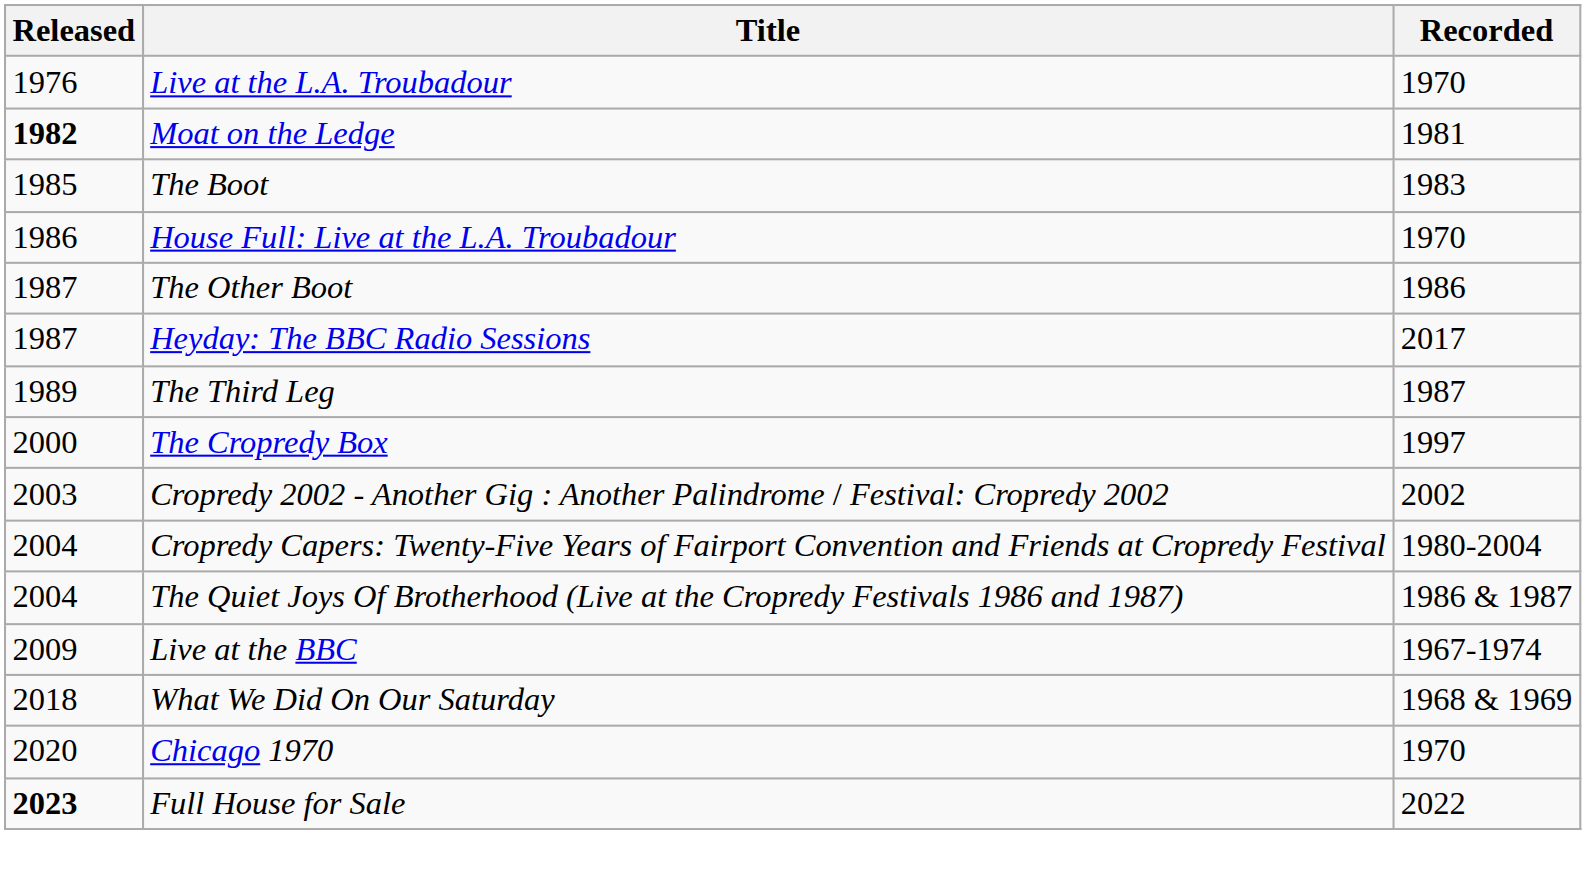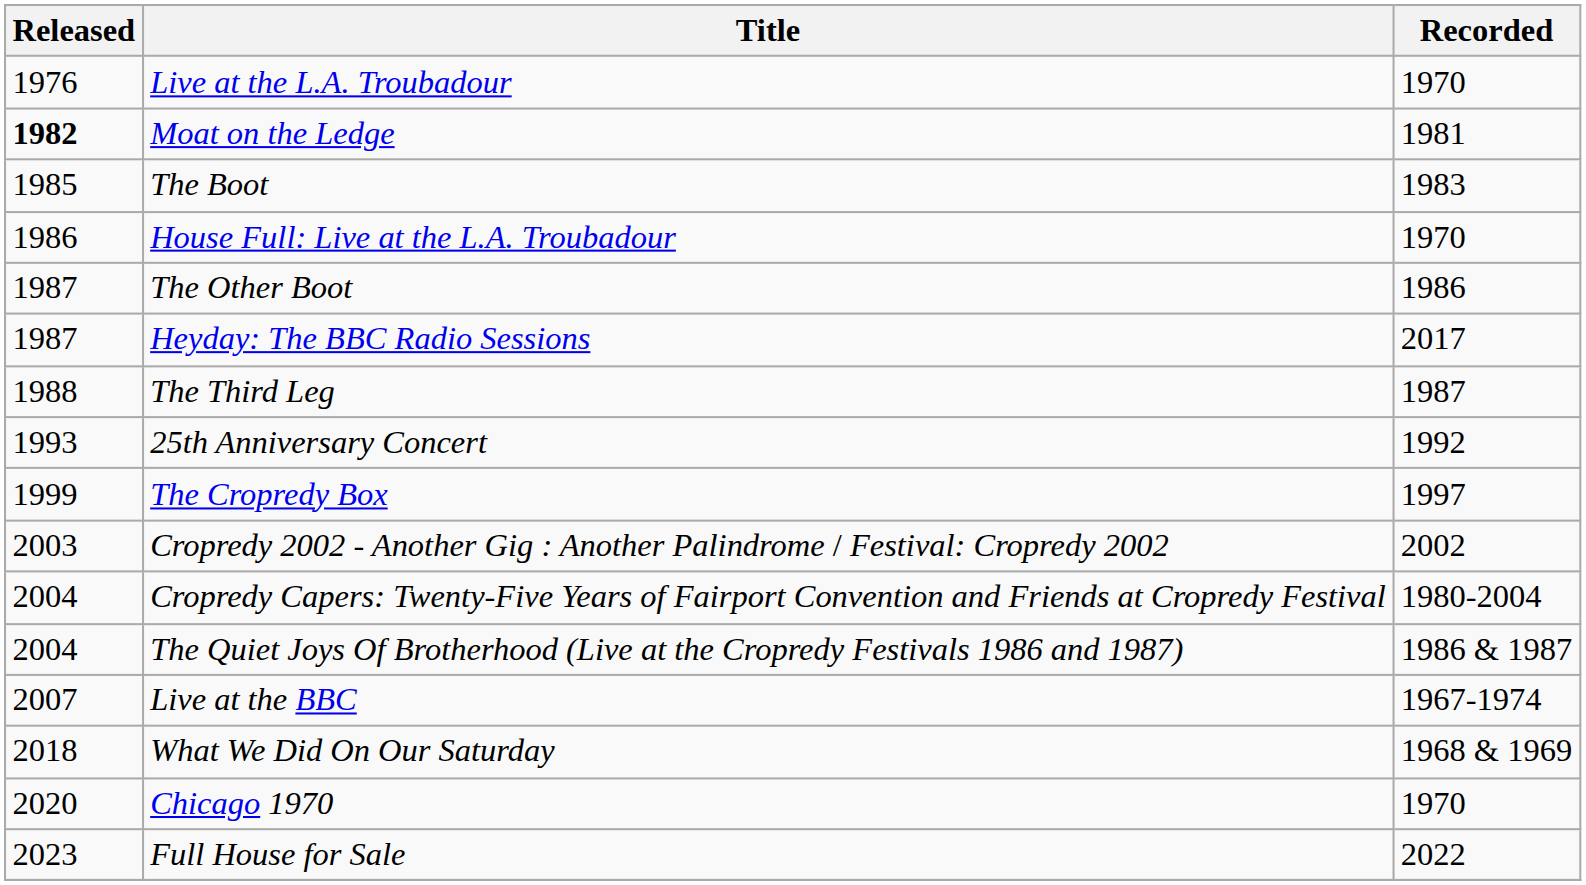(45, 390) 1989 -> (45, 390) 1988
+ row: (319, 442)
(45, 442) 2000 -> (45, 493) 1999
(45, 648) 2009 -> (45, 699) 2007
(45, 802) bold -> (45, 854) normal
